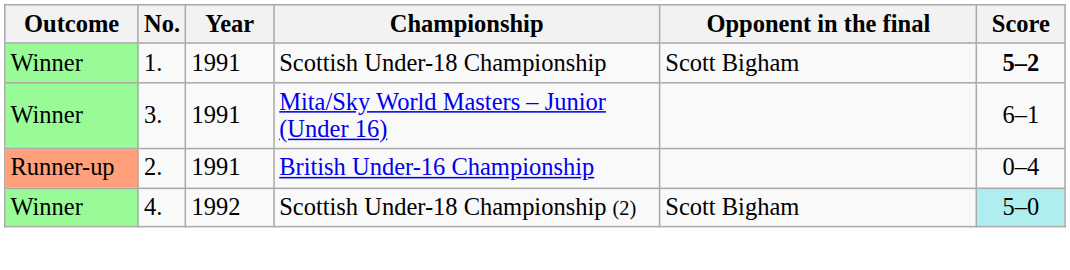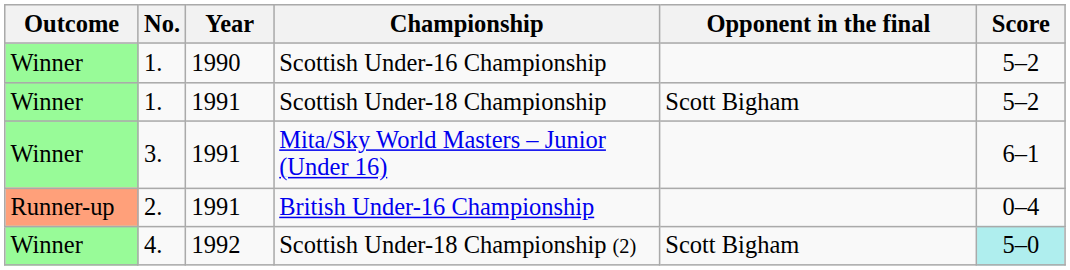+ row: (443, 62)
(1021, 62) bold -> (1021, 101) normal
